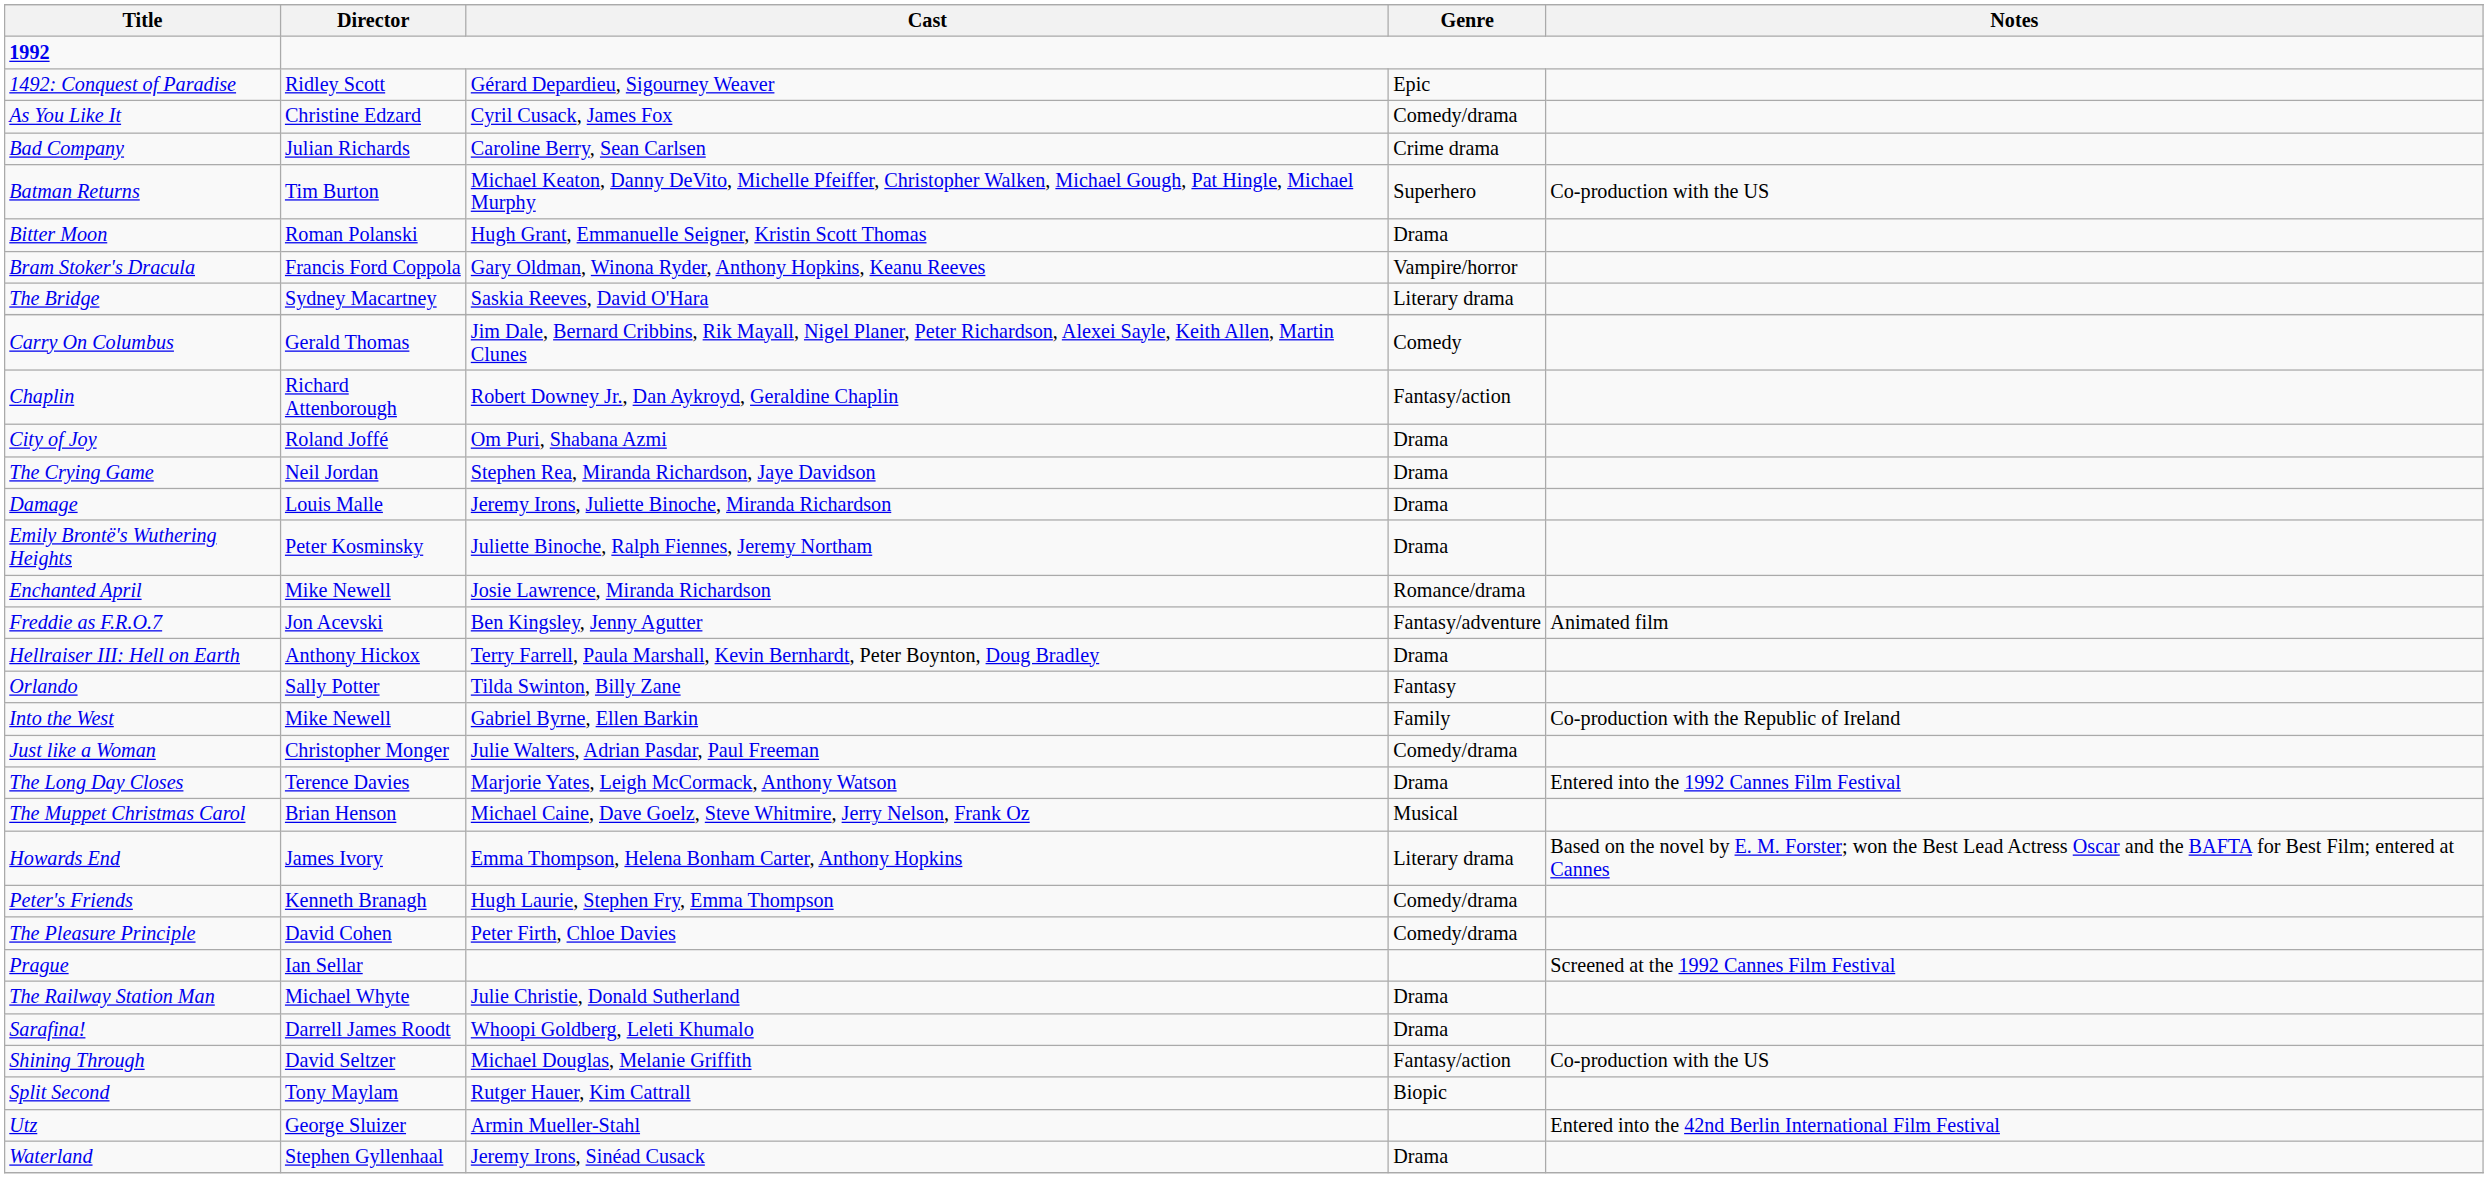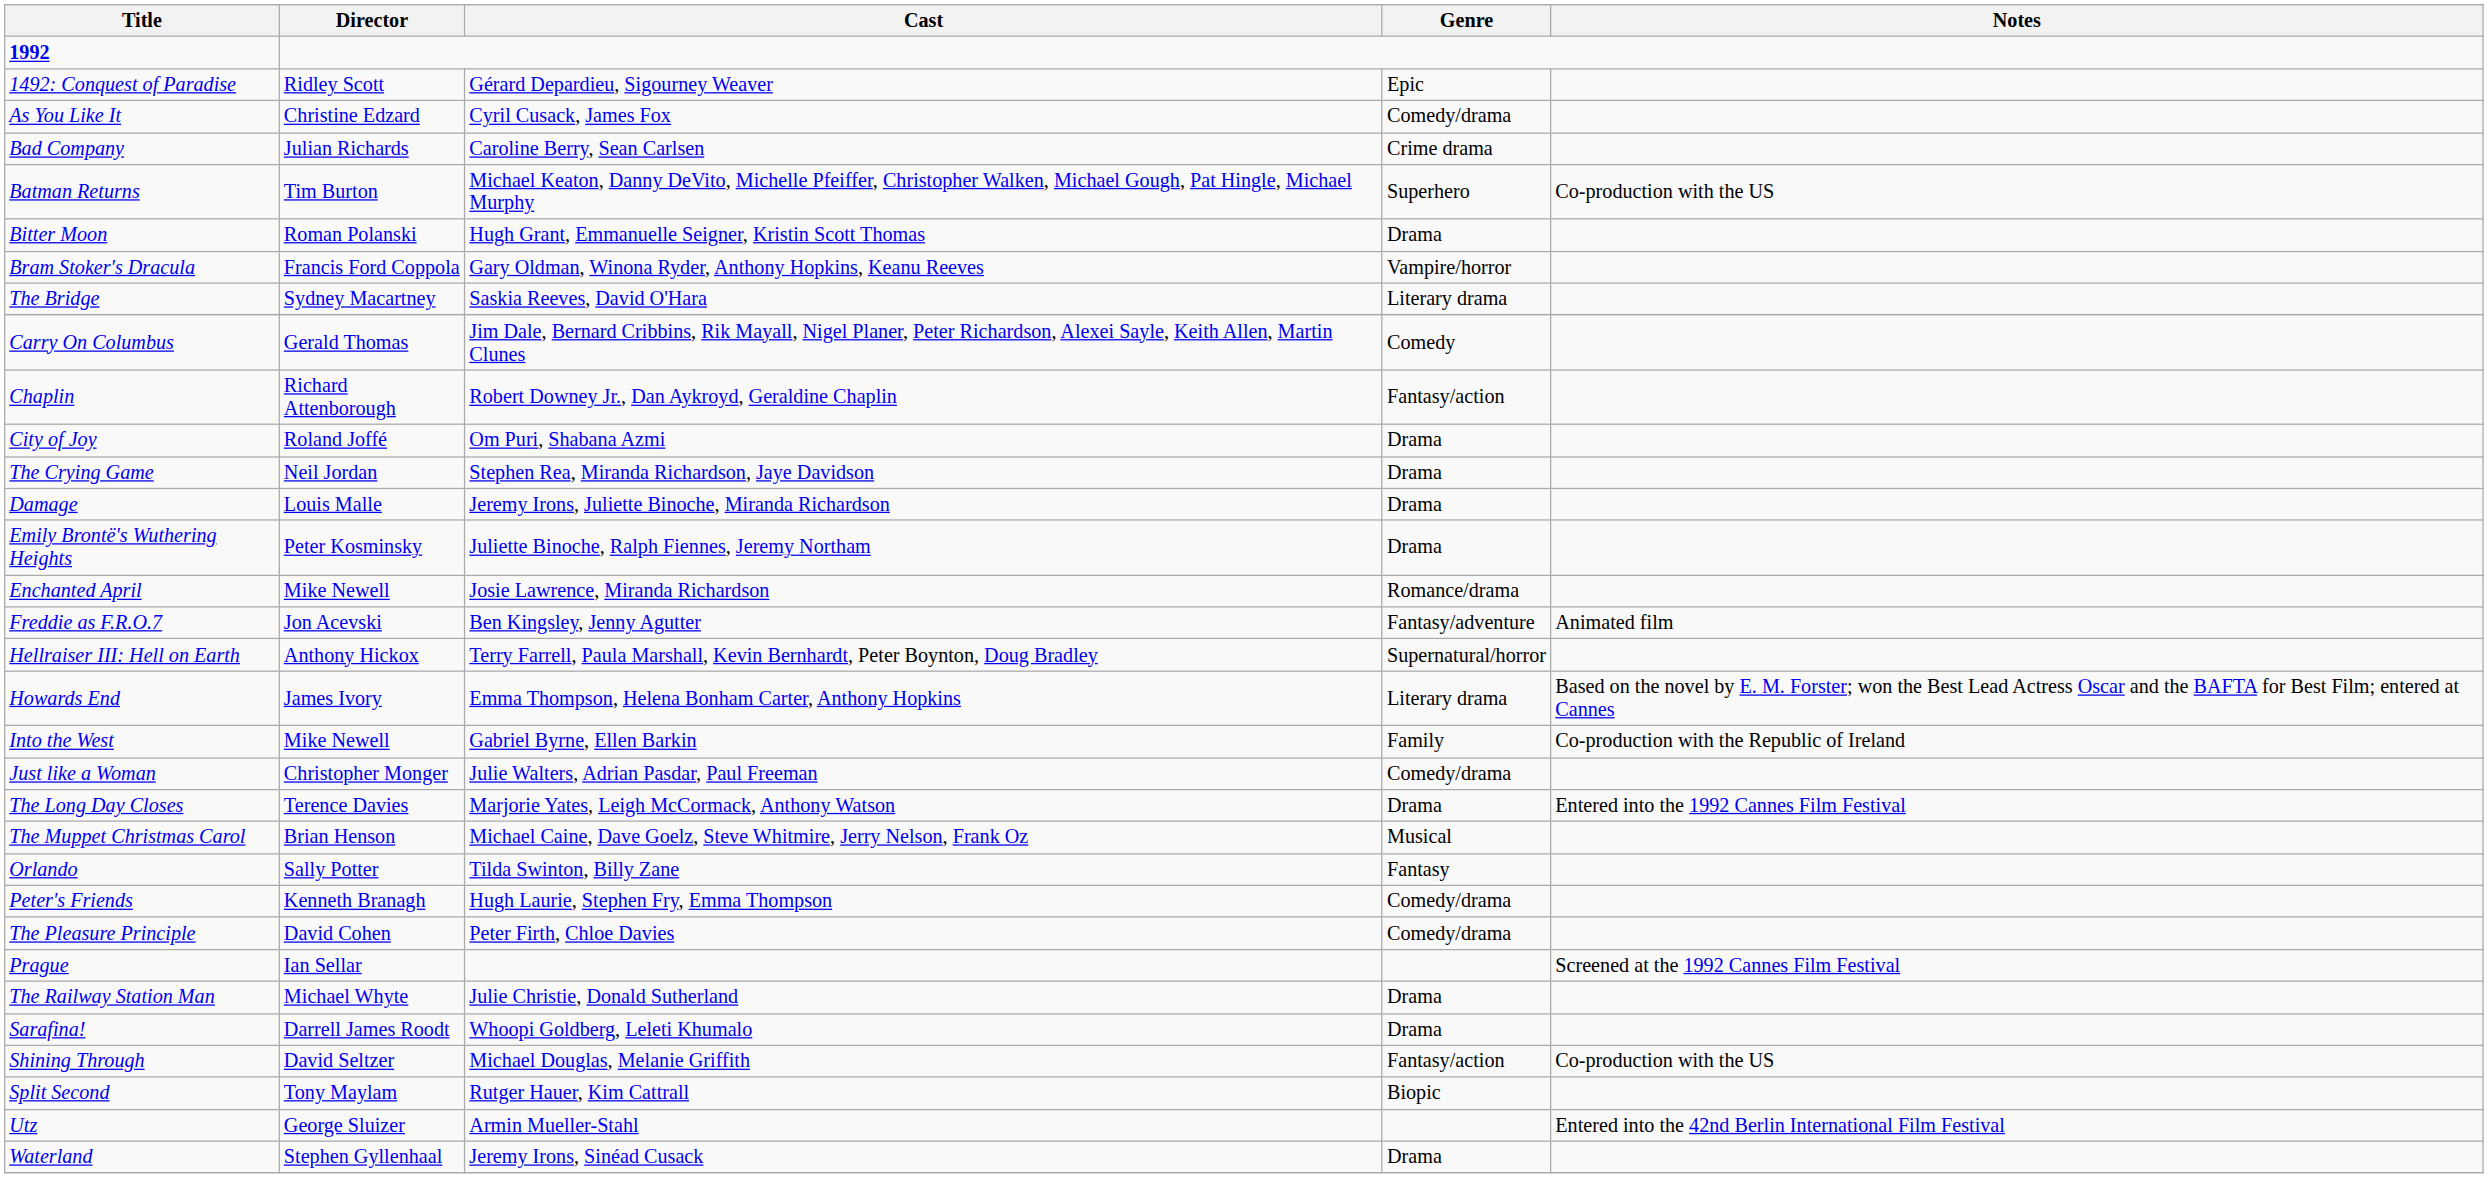(1421, 654) Drama -> (1466, 654) Supernatural/horror
rows swapped: (65, 857) <-> (43, 686)
